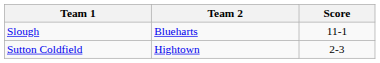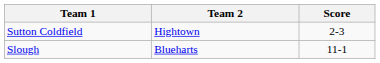rows swapped: (45, 49) <-> (23, 31)
